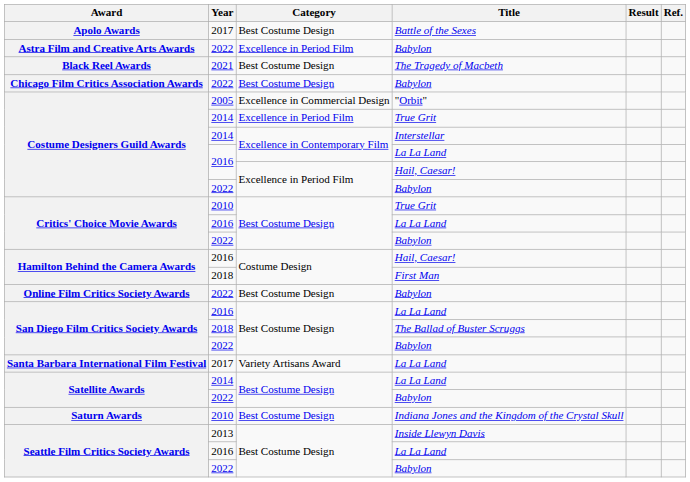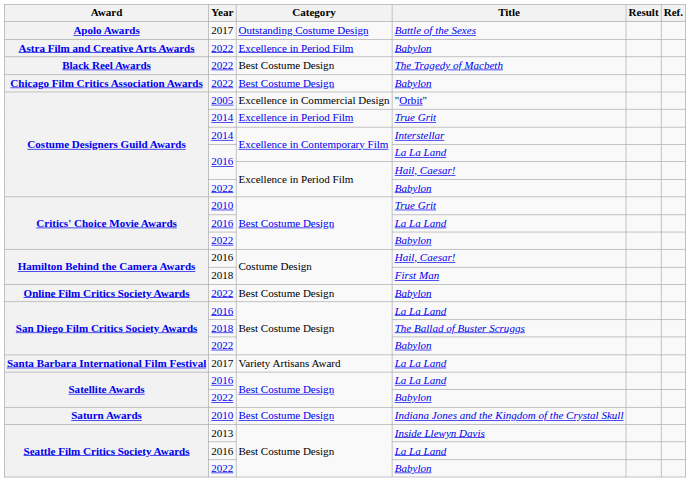(286, 30) Best Costume Design -> (303, 30) Outstanding Costume Design
(222, 65) 2021 -> (222, 65) 2022
(222, 380) 2014 -> (222, 380) 2016
